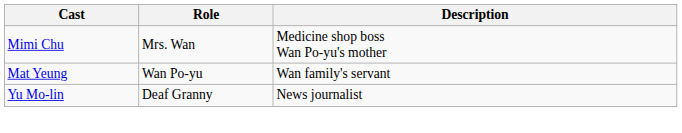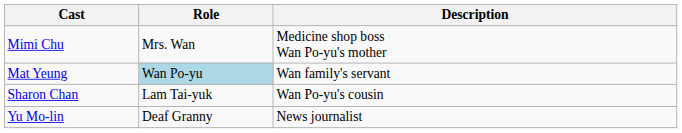(172, 73) no background -> (172, 73) lightblue background
+ row: (43, 95)
